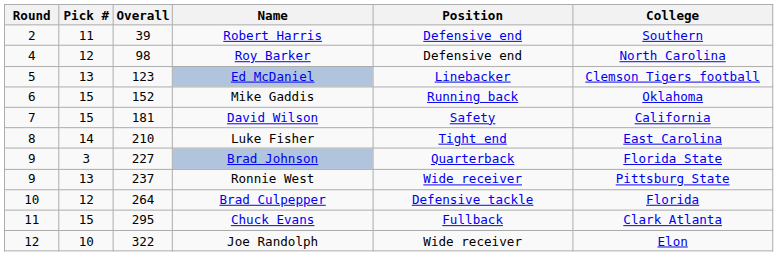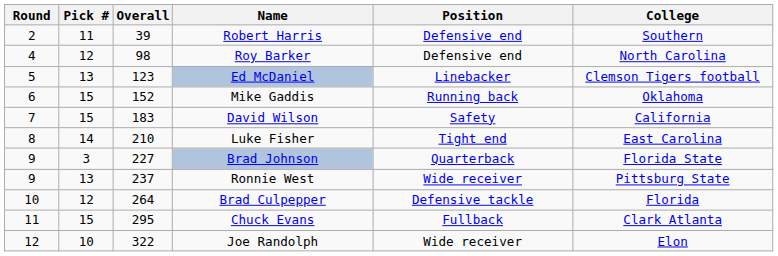(143, 118) 181 -> (143, 118) 183
